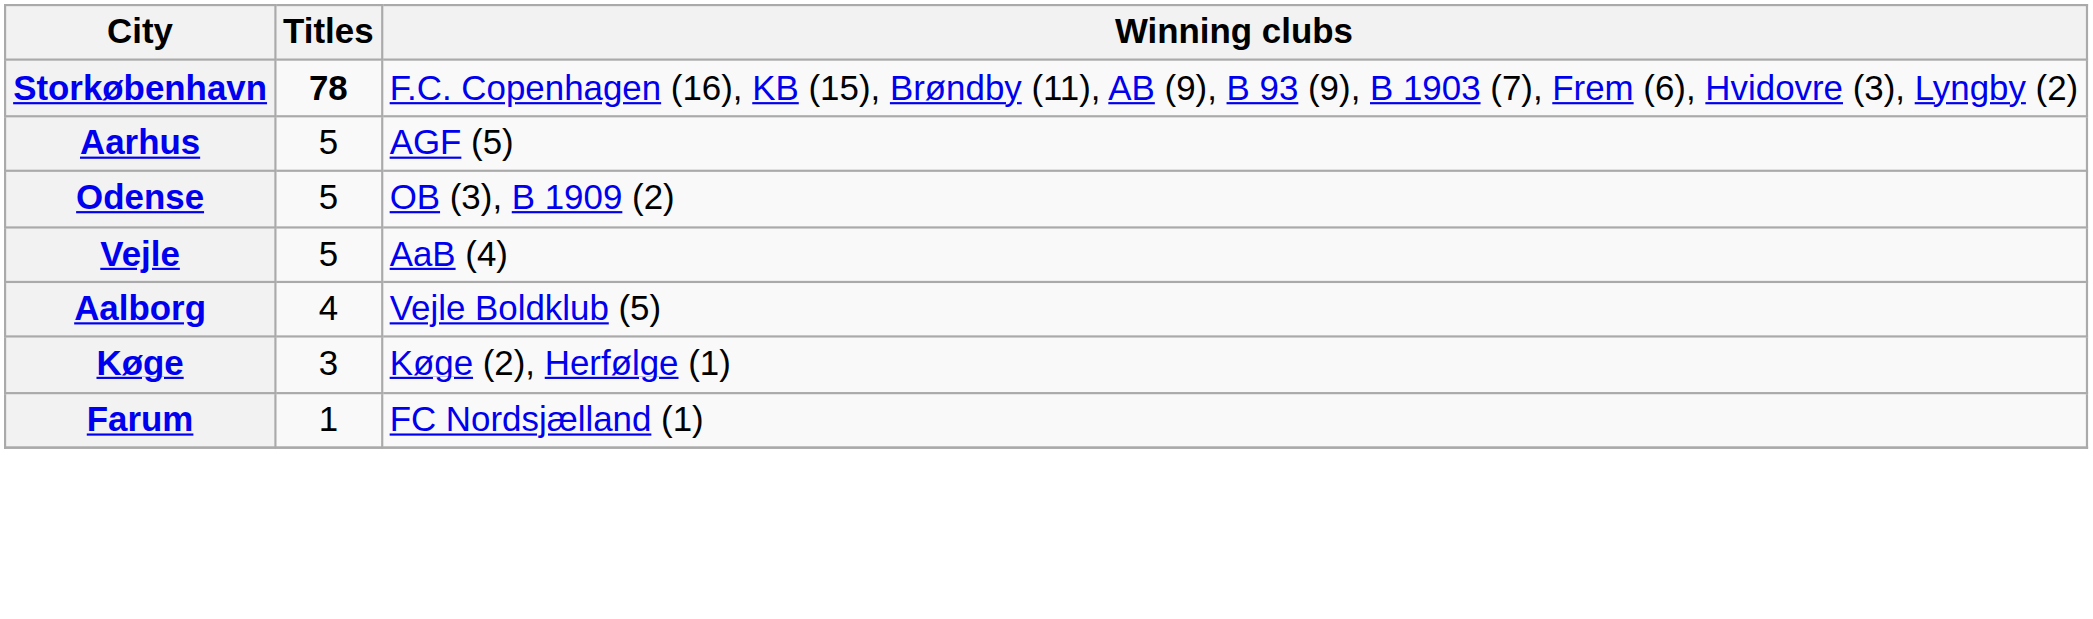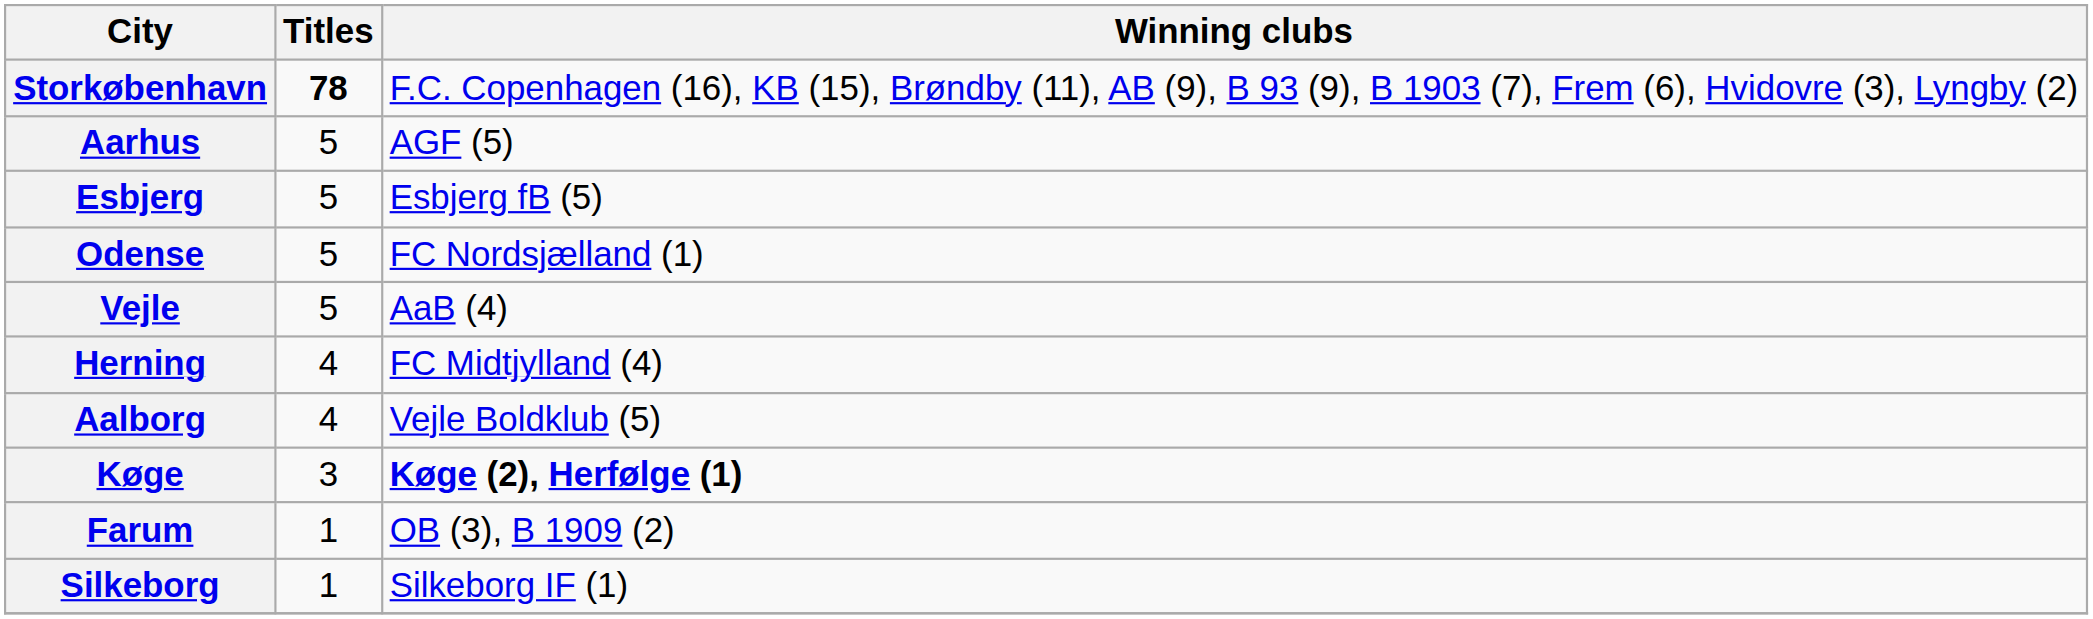+ row: (140, 198)
(532, 198) OB (3), B 1909 (2) -> (547, 253) FC Nordsjælland (1)
+ row: (140, 364)
(560, 364) normal -> (566, 474) bold
(547, 419) FC Nordsjælland (1) -> (532, 530) OB (3), B 1909 (2)
+ row: (140, 585)
